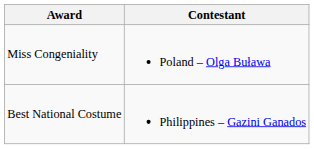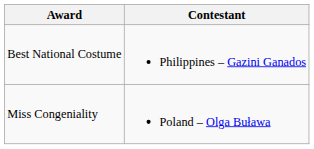rows swapped: (64, 114) <-> (53, 54)
